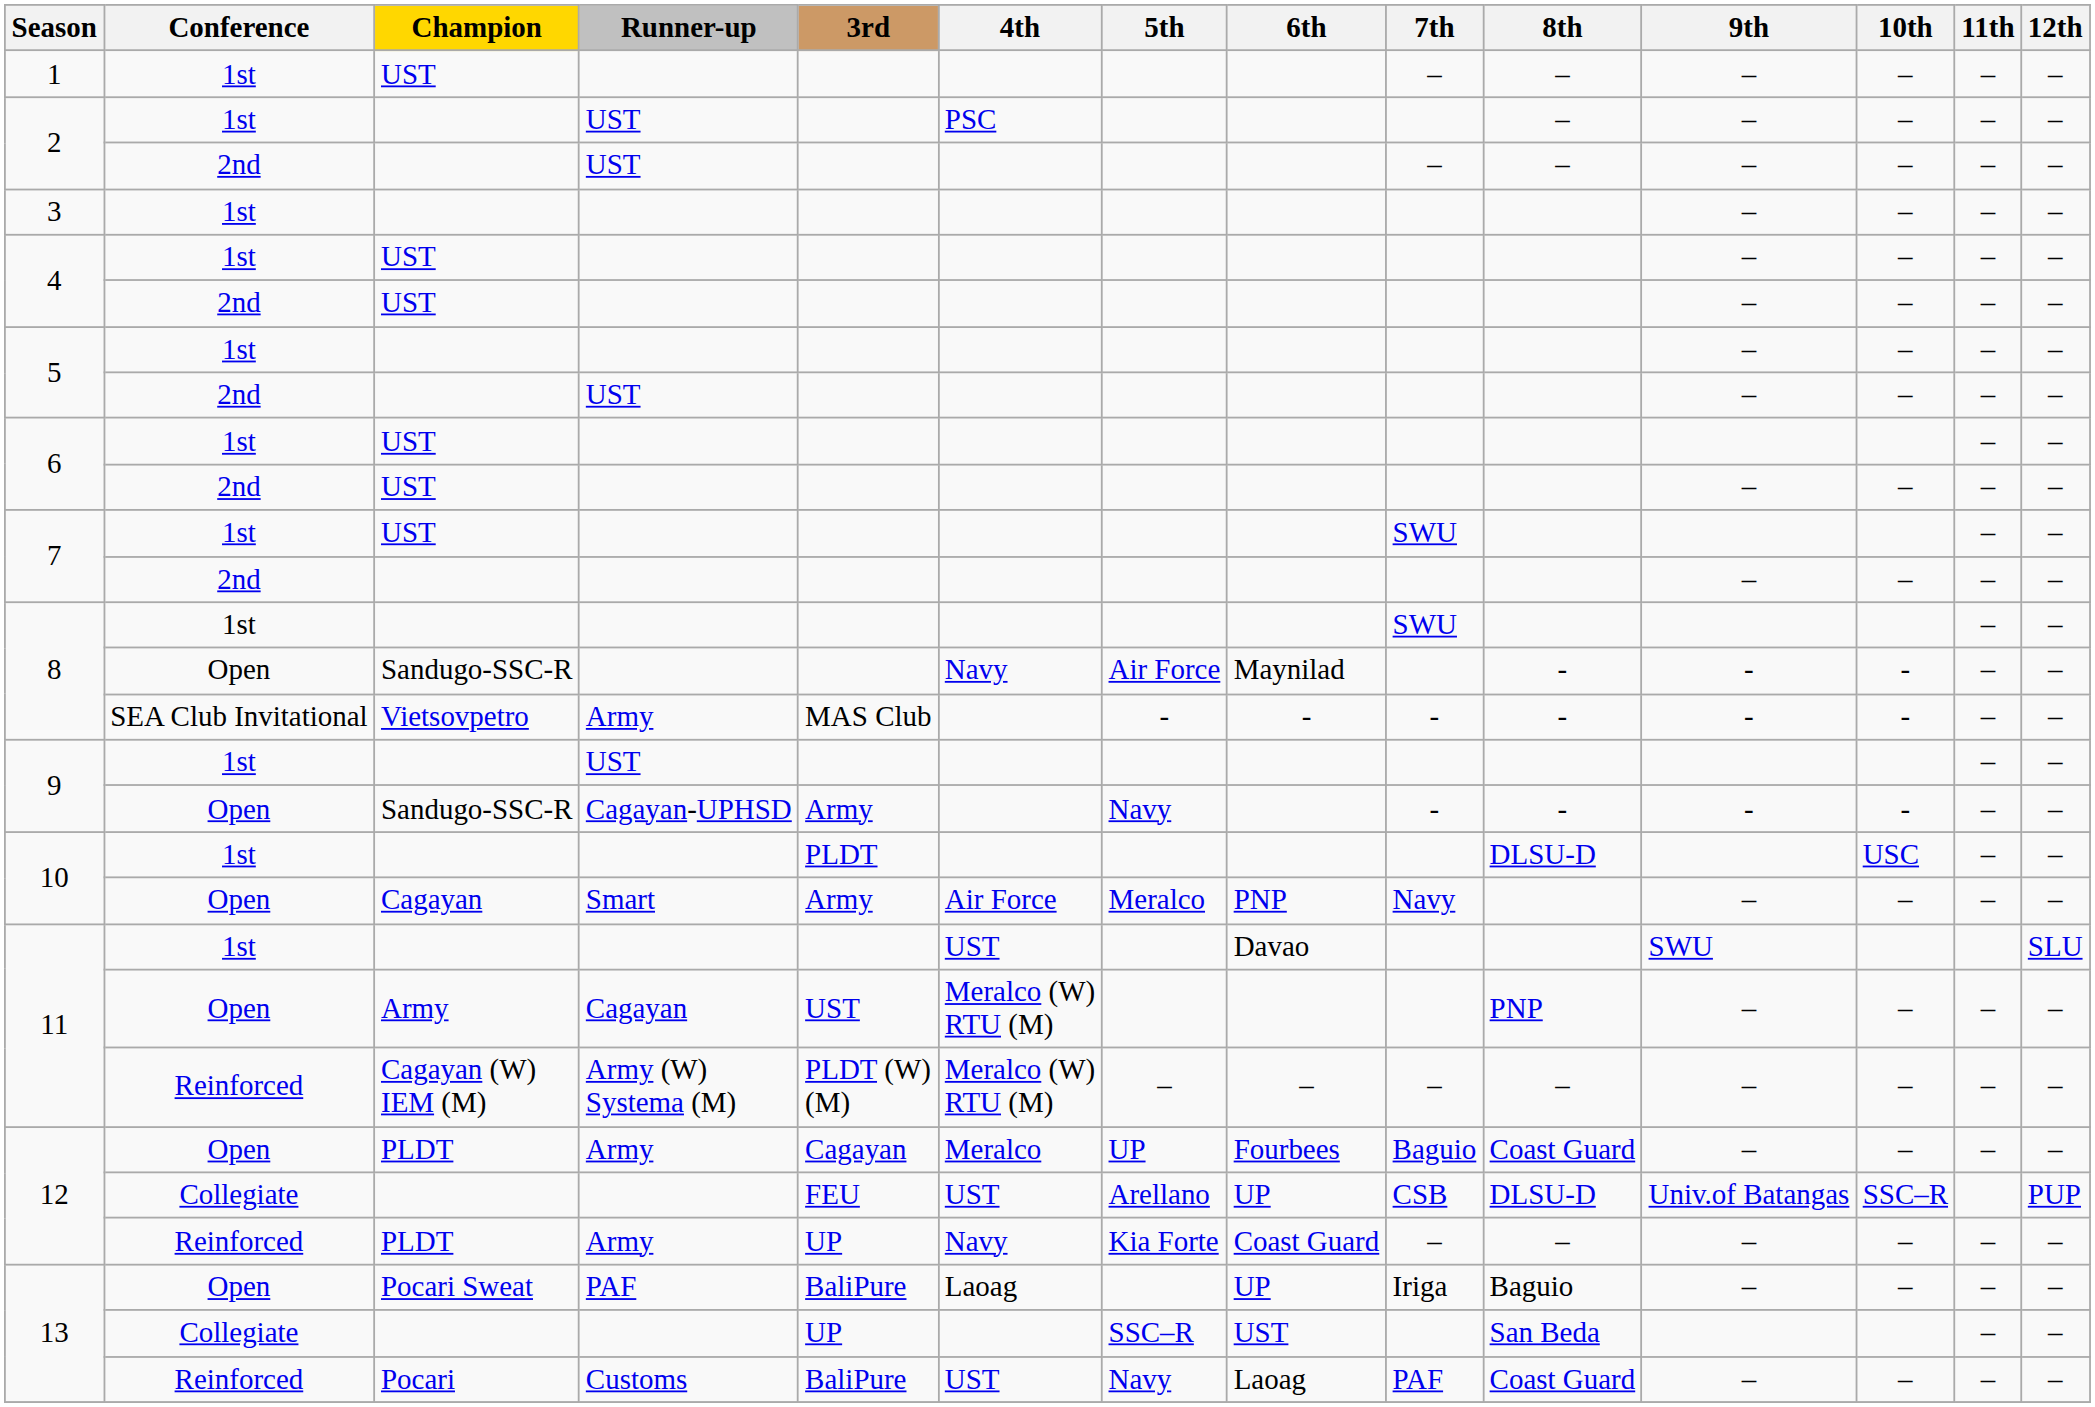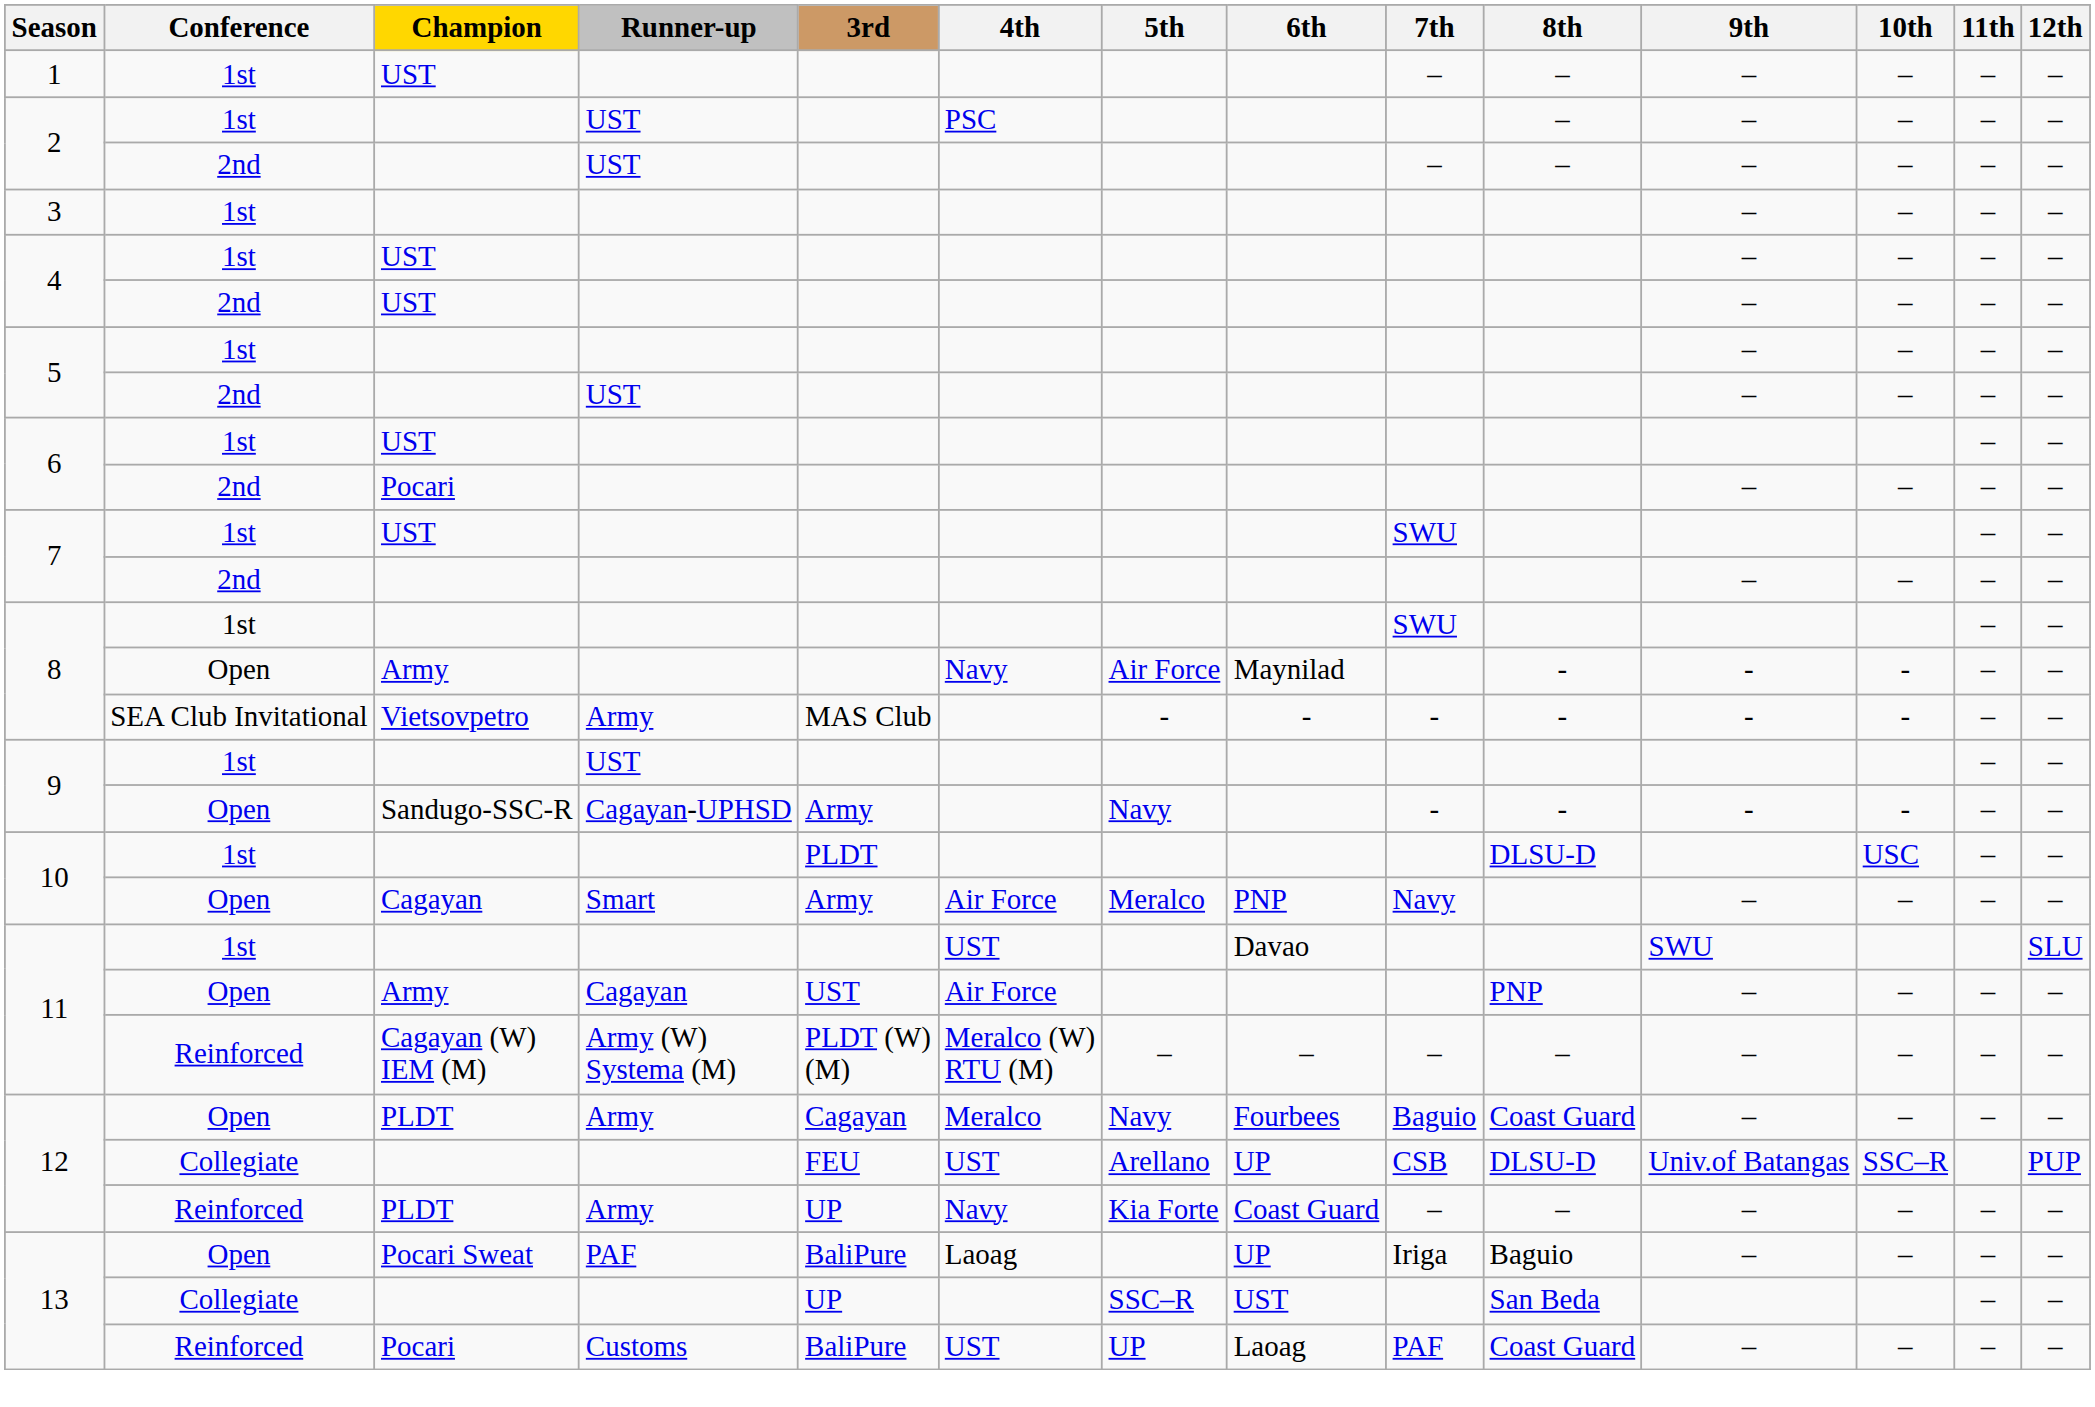(408, 486) UST -> (418, 486) Pocari
(477, 670) Sandugo-SSC-R -> (415, 670) Army
(1020, 1008) Meralco (W) RTU (M) -> (1001, 991) Air Force
(1127, 1148) UP -> (1140, 1116) Navy
(1140, 1378) Navy -> (1127, 1346) UP
